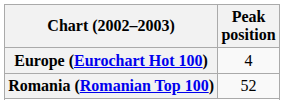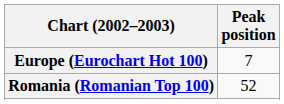(249, 60) 4 -> (249, 60) 7
